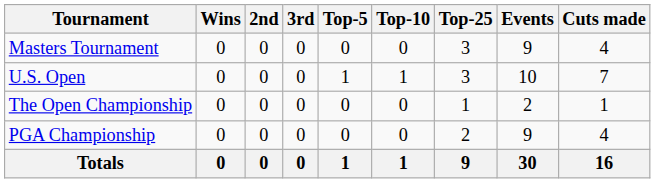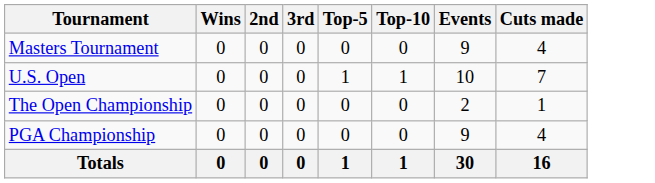- column: (466, 18)
